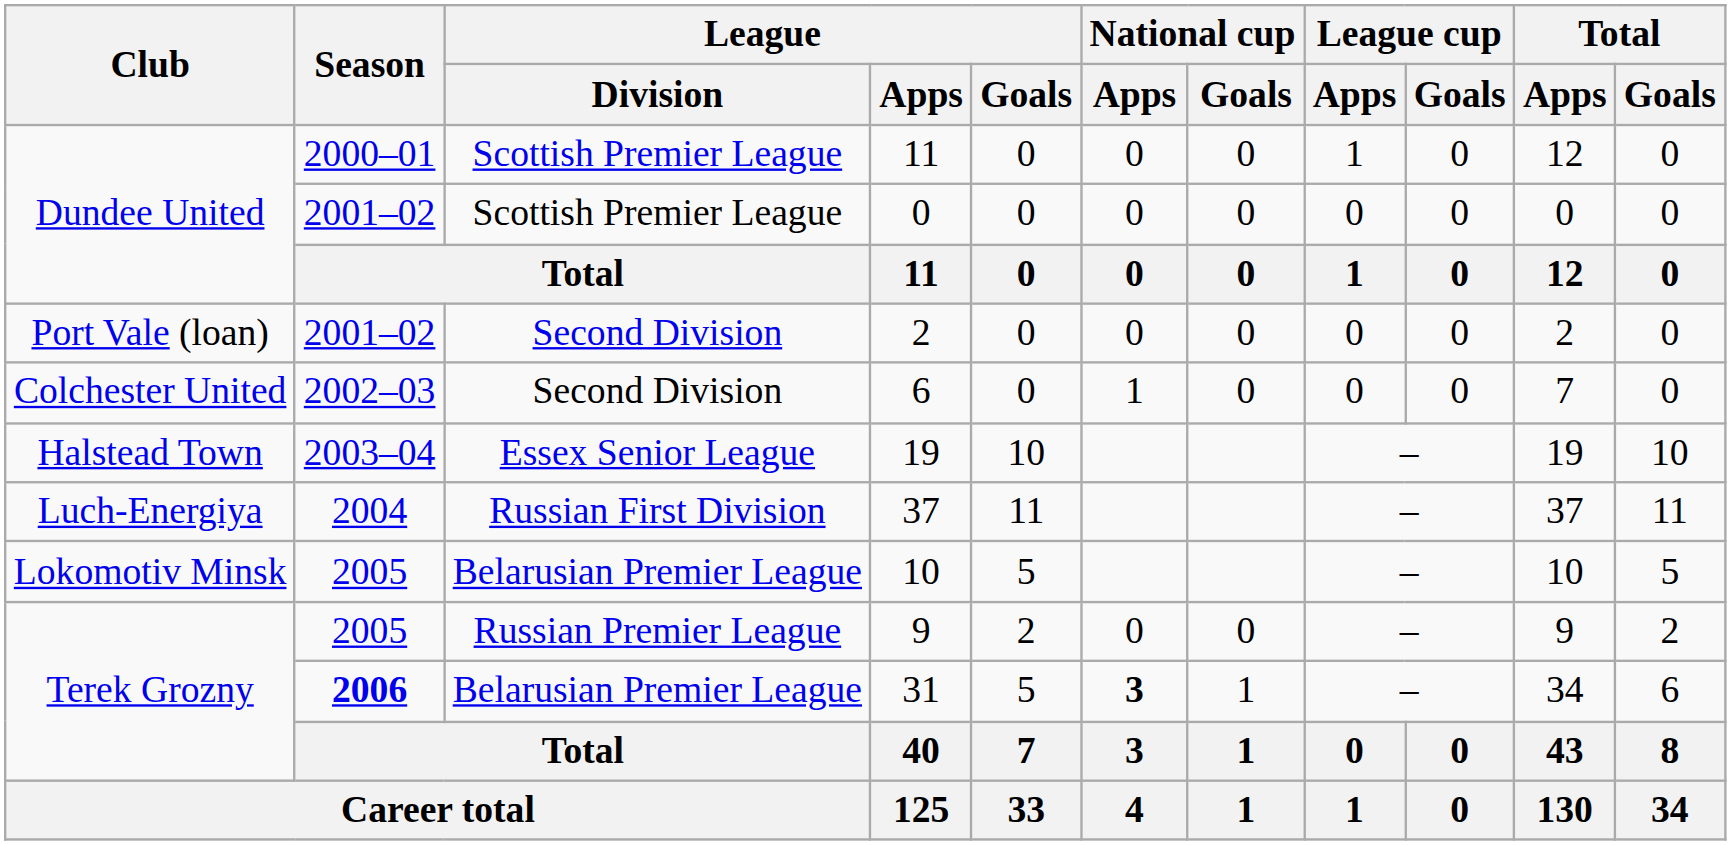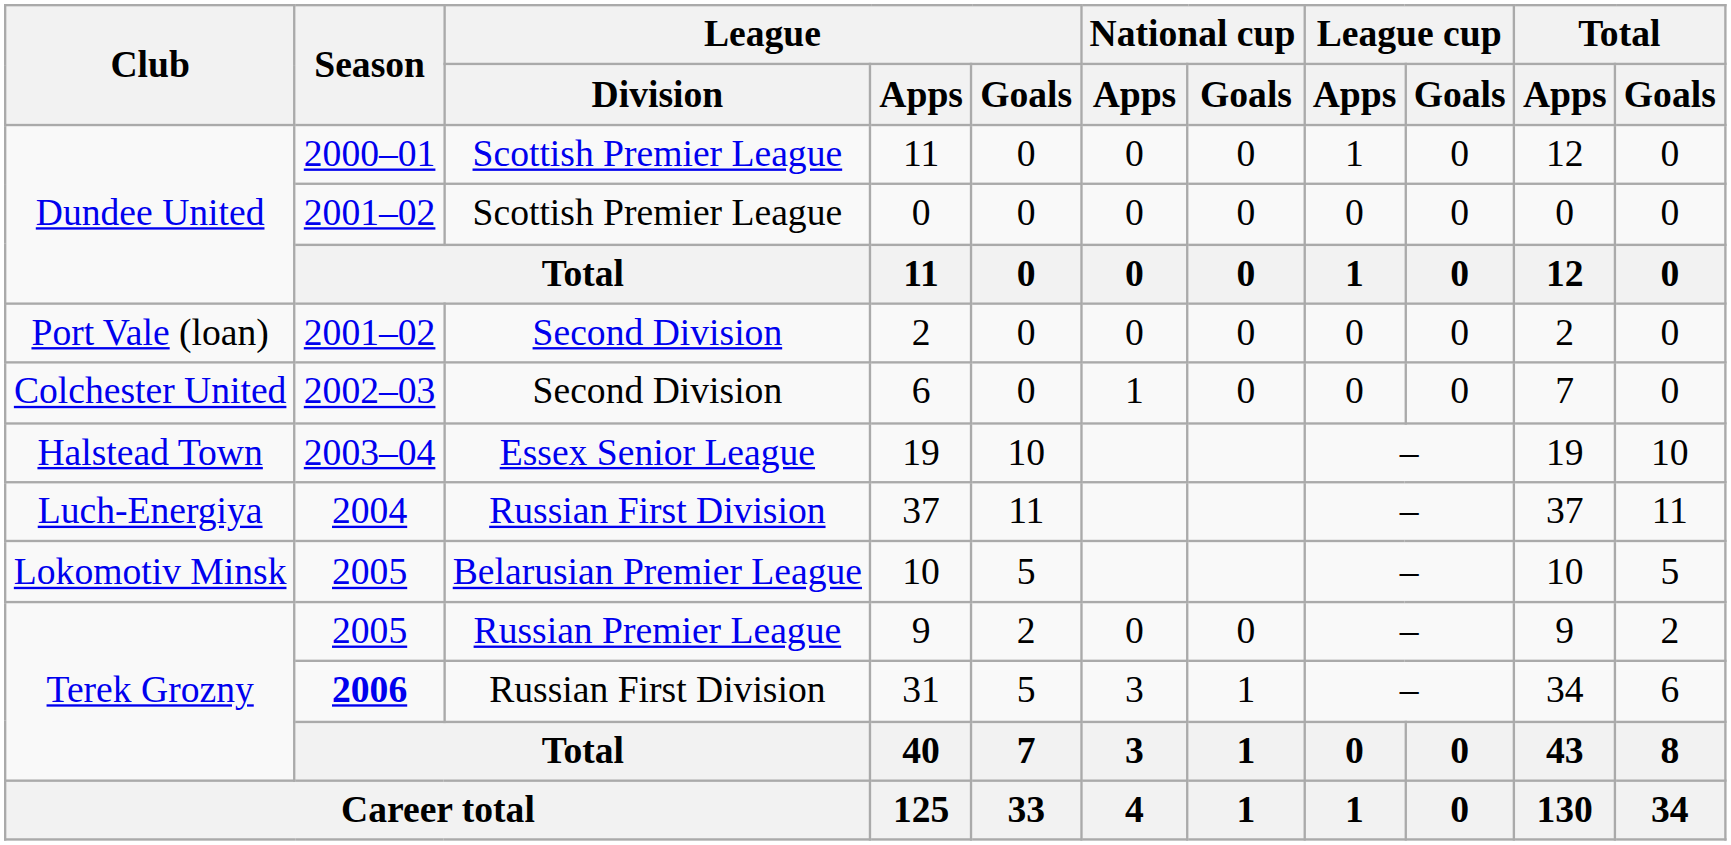(657, 690) Belarusian Premier League -> (657, 690) Russian First Division
(1134, 690) bold -> (1134, 690) normal
